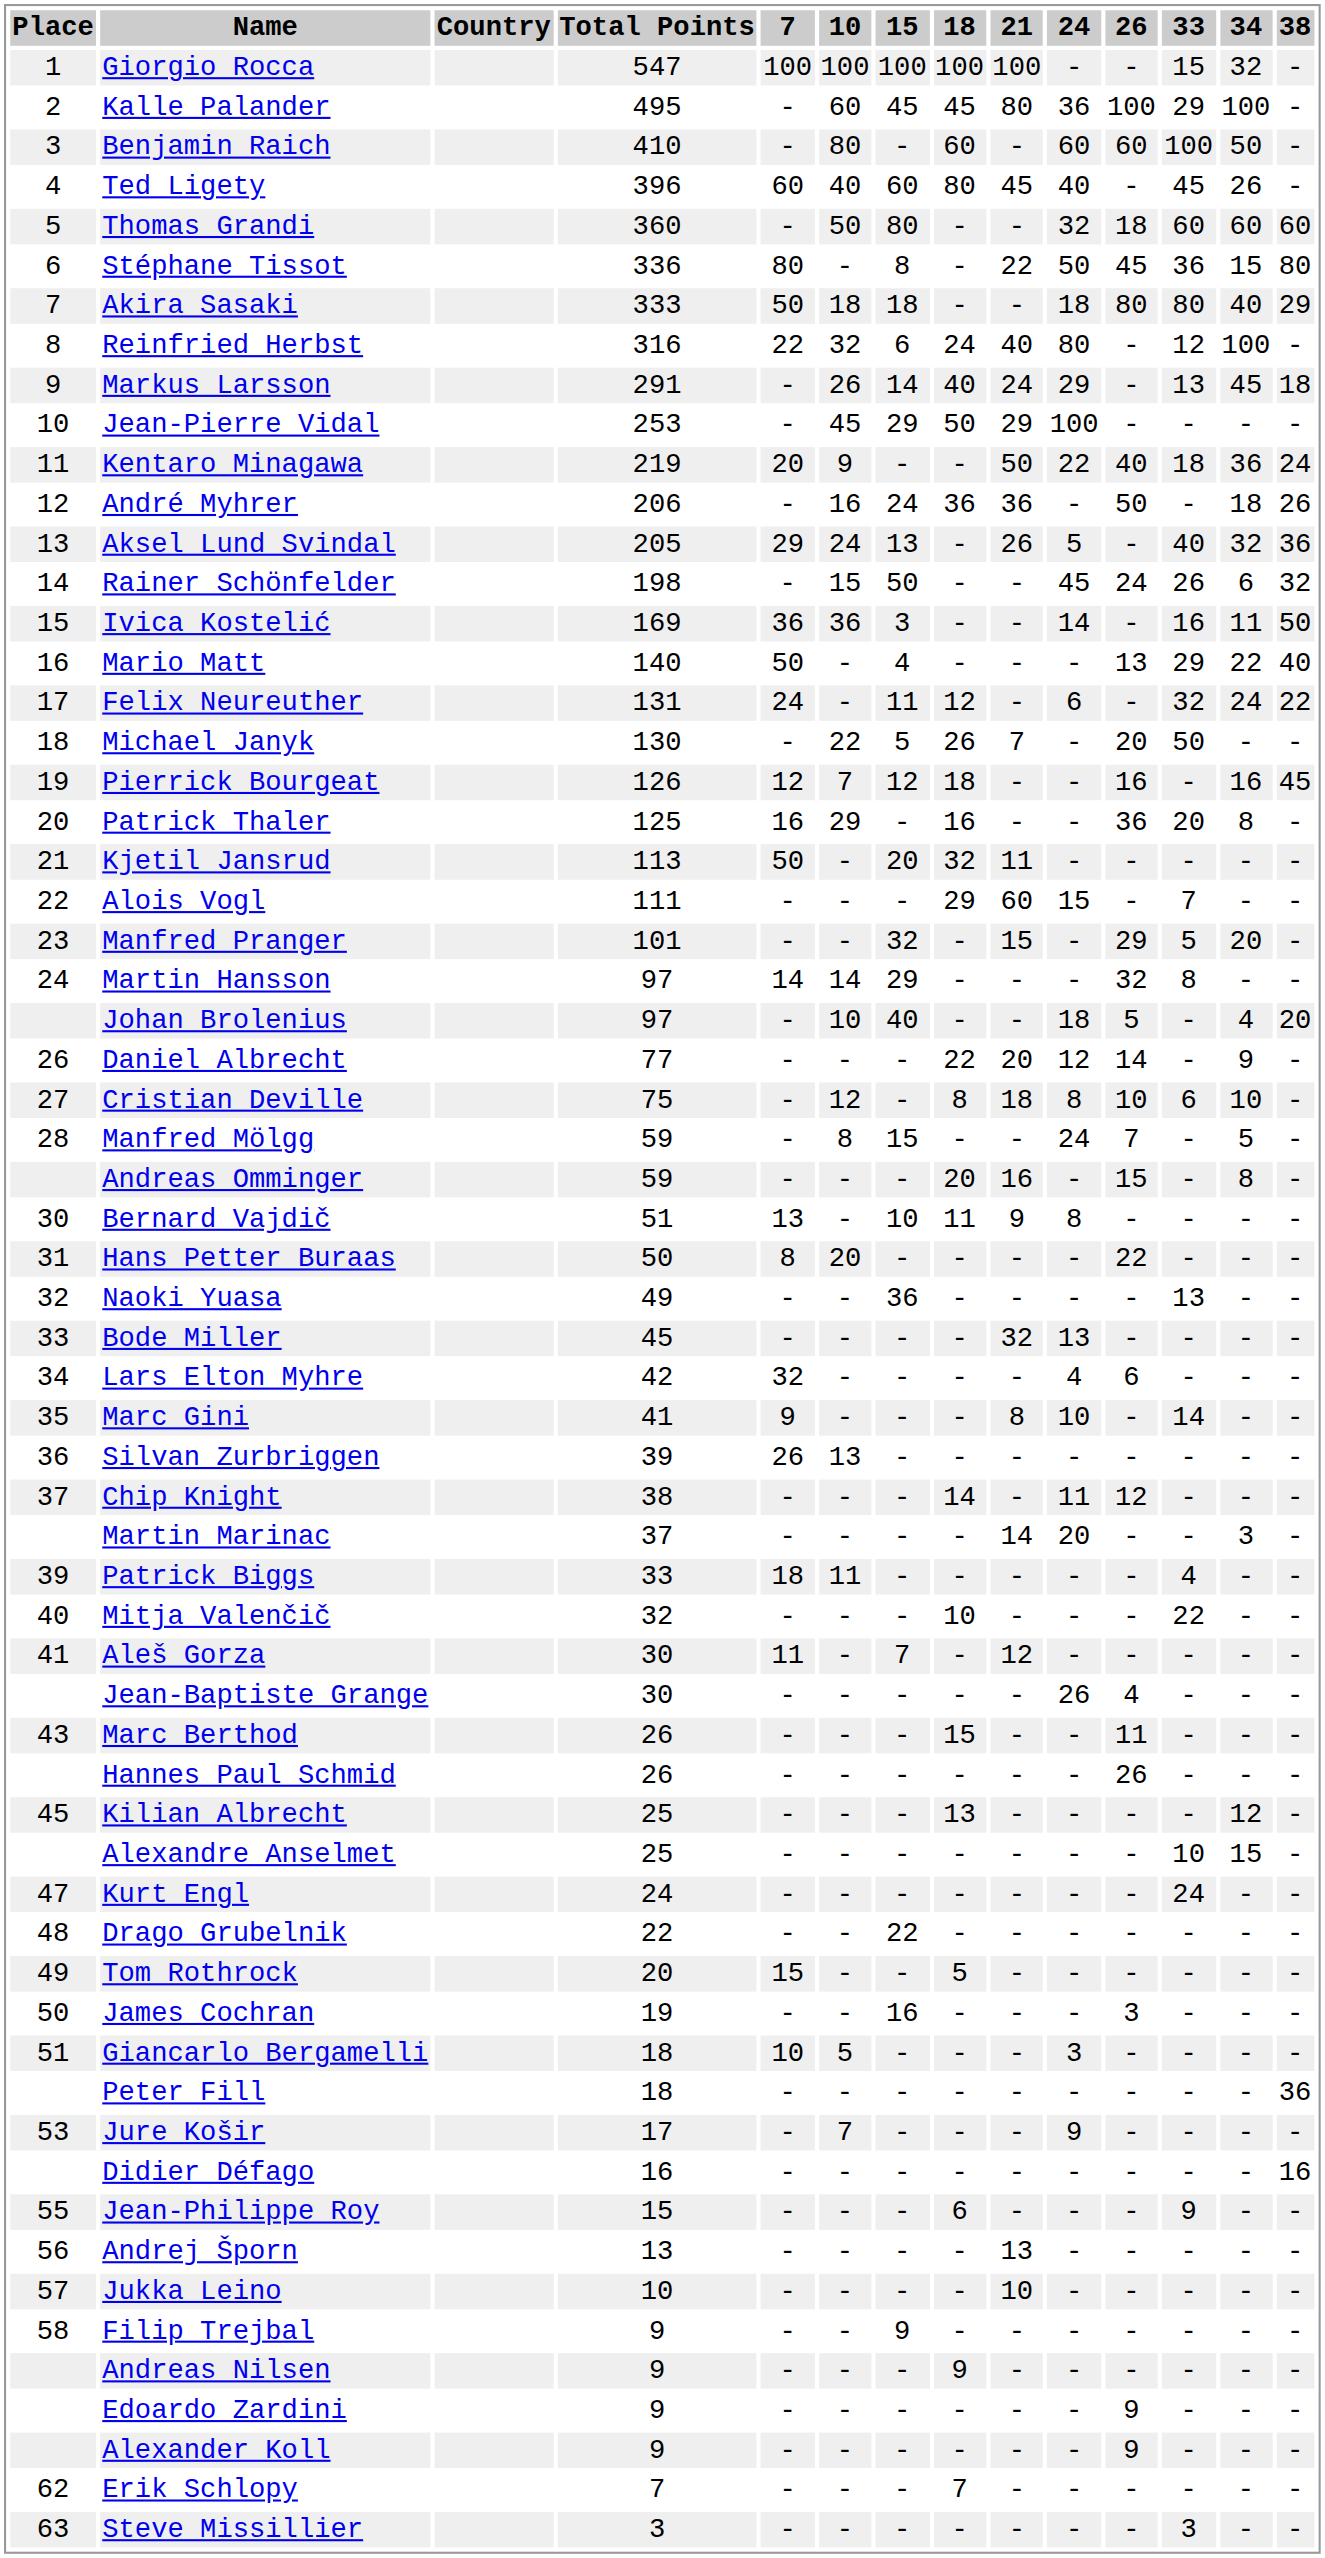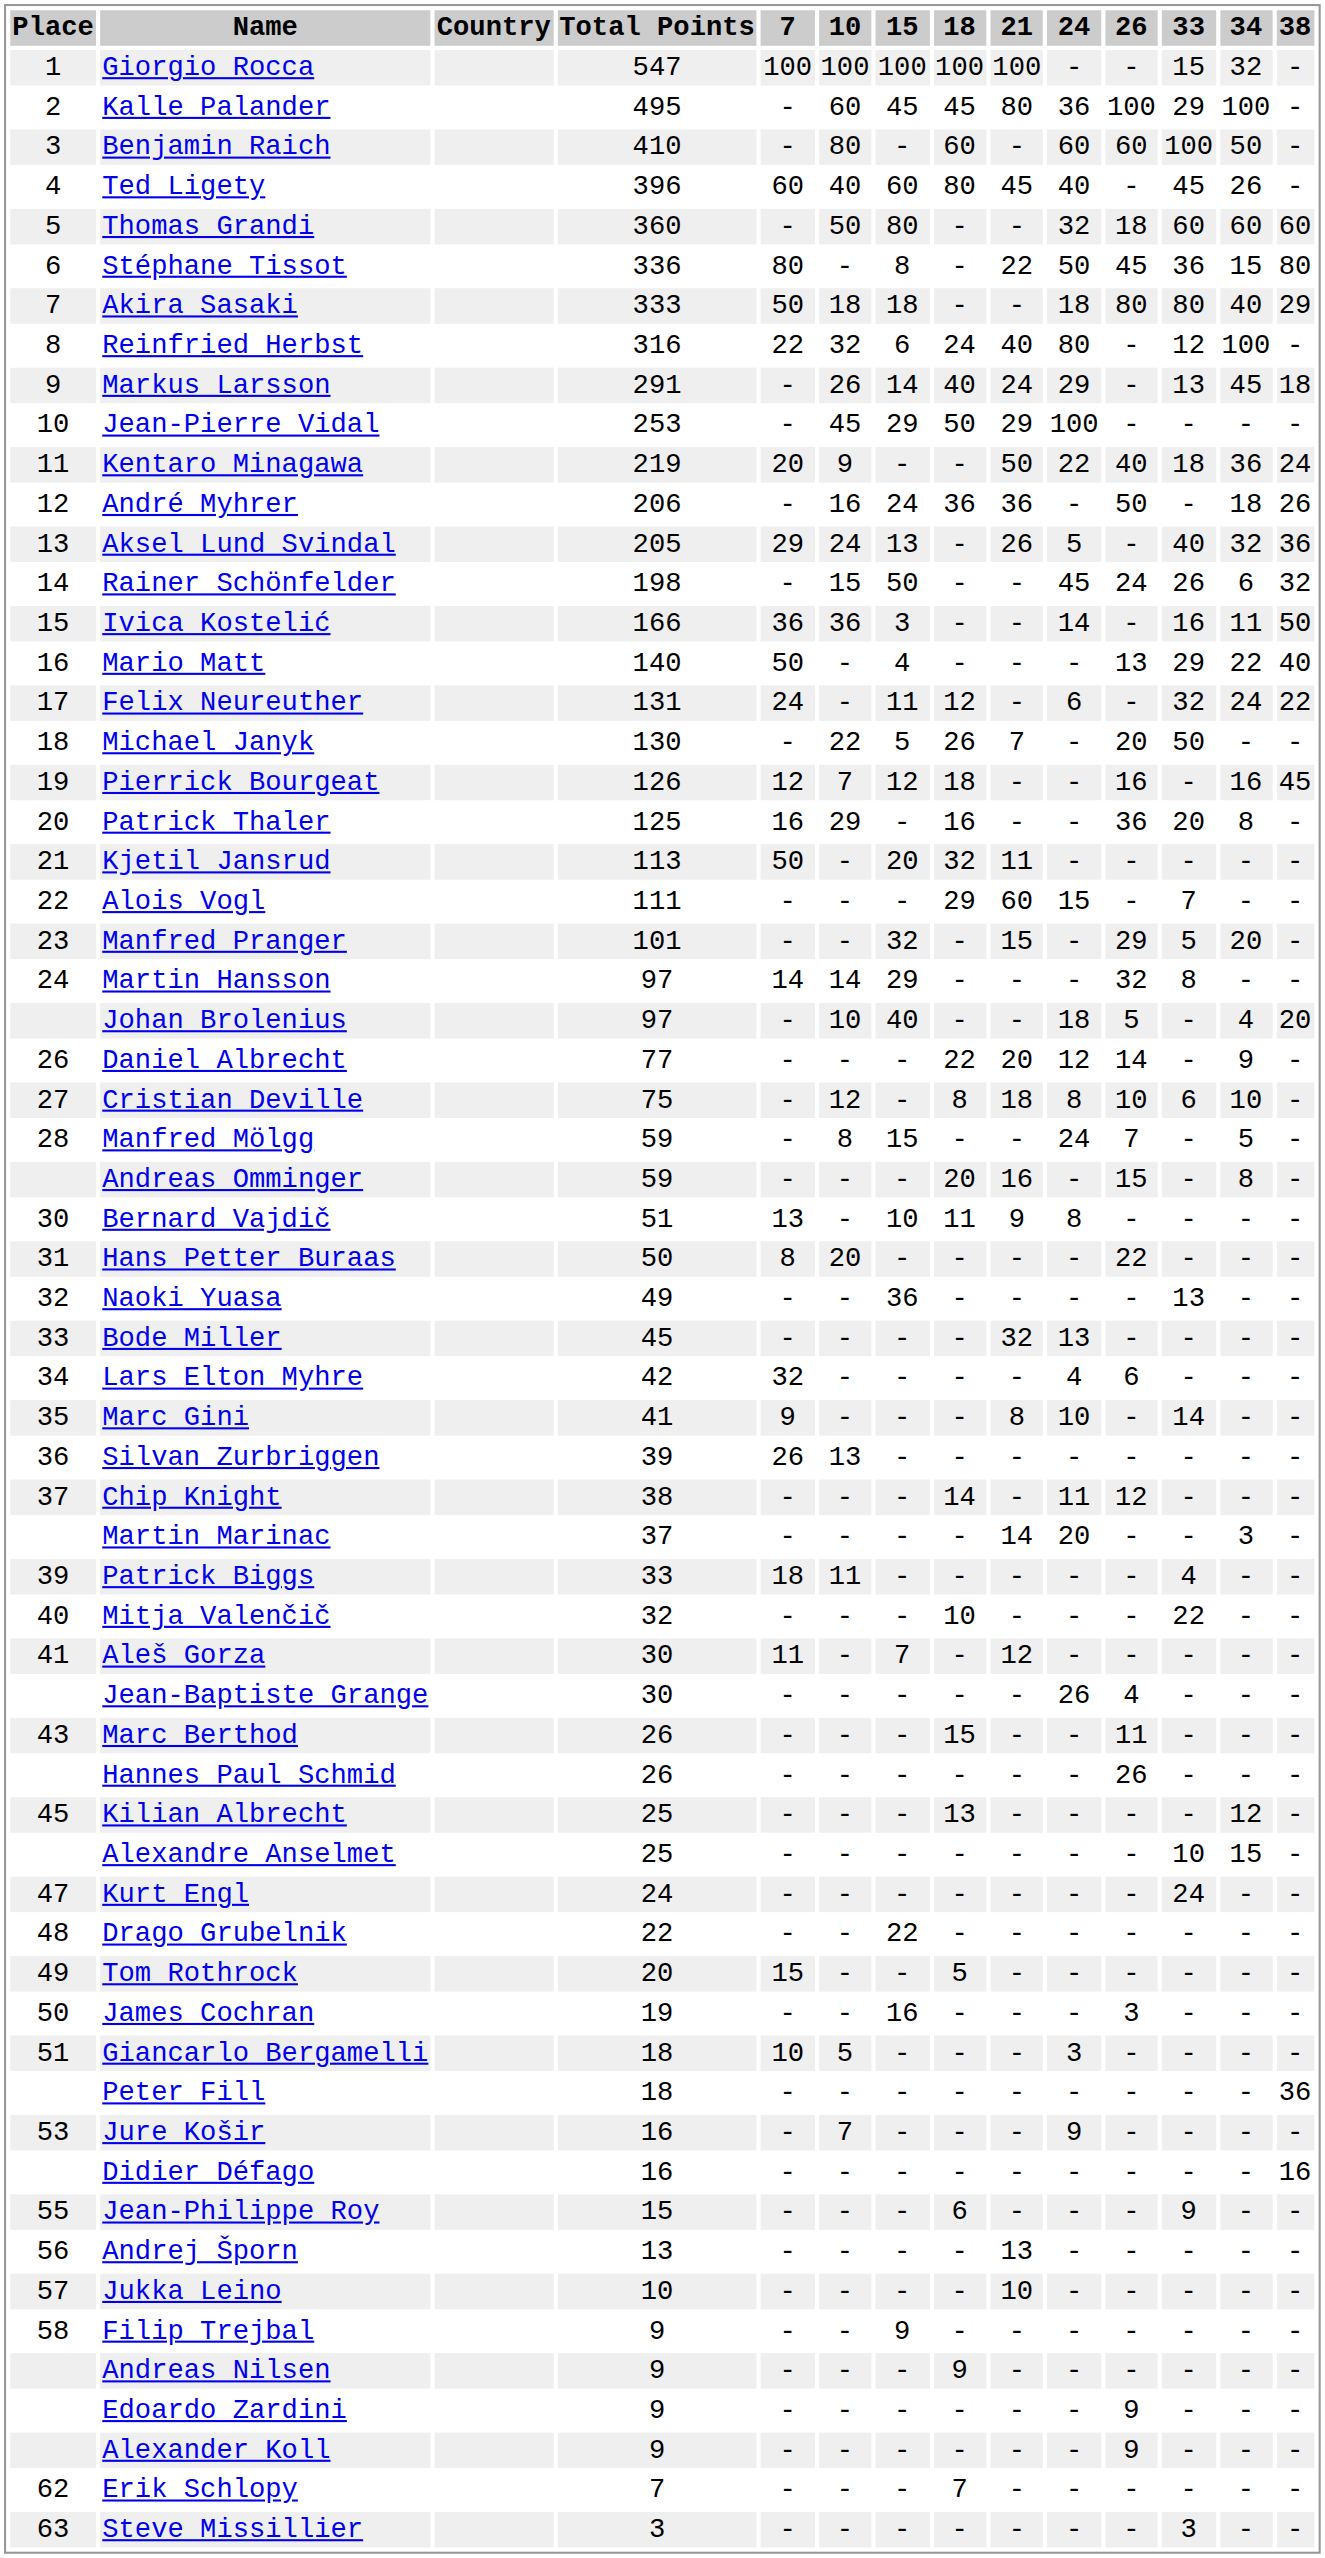(657, 624) 169 -> (657, 624) 166
(657, 2133) 17 -> (657, 2133) 16
